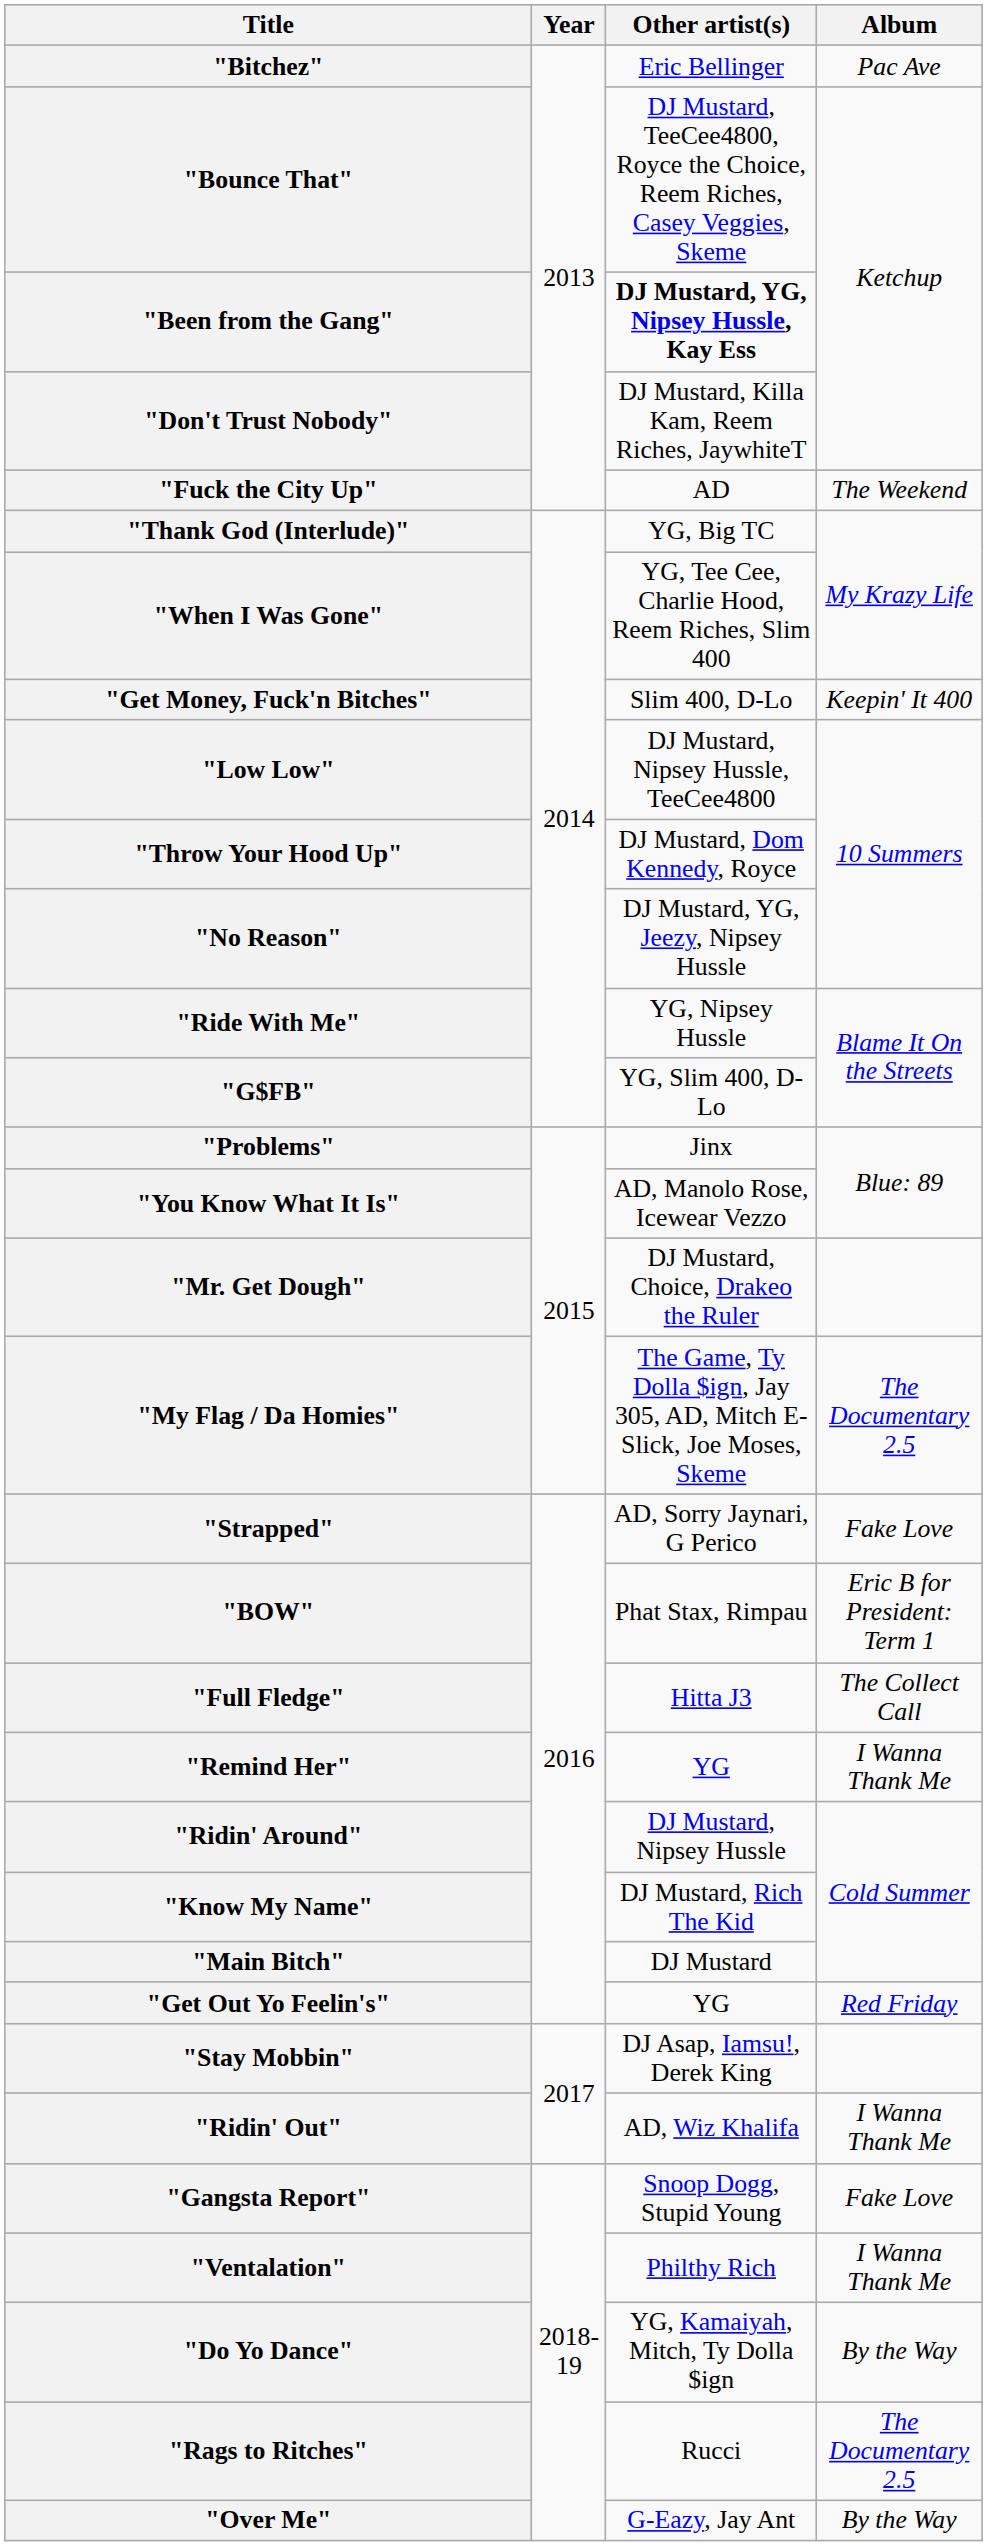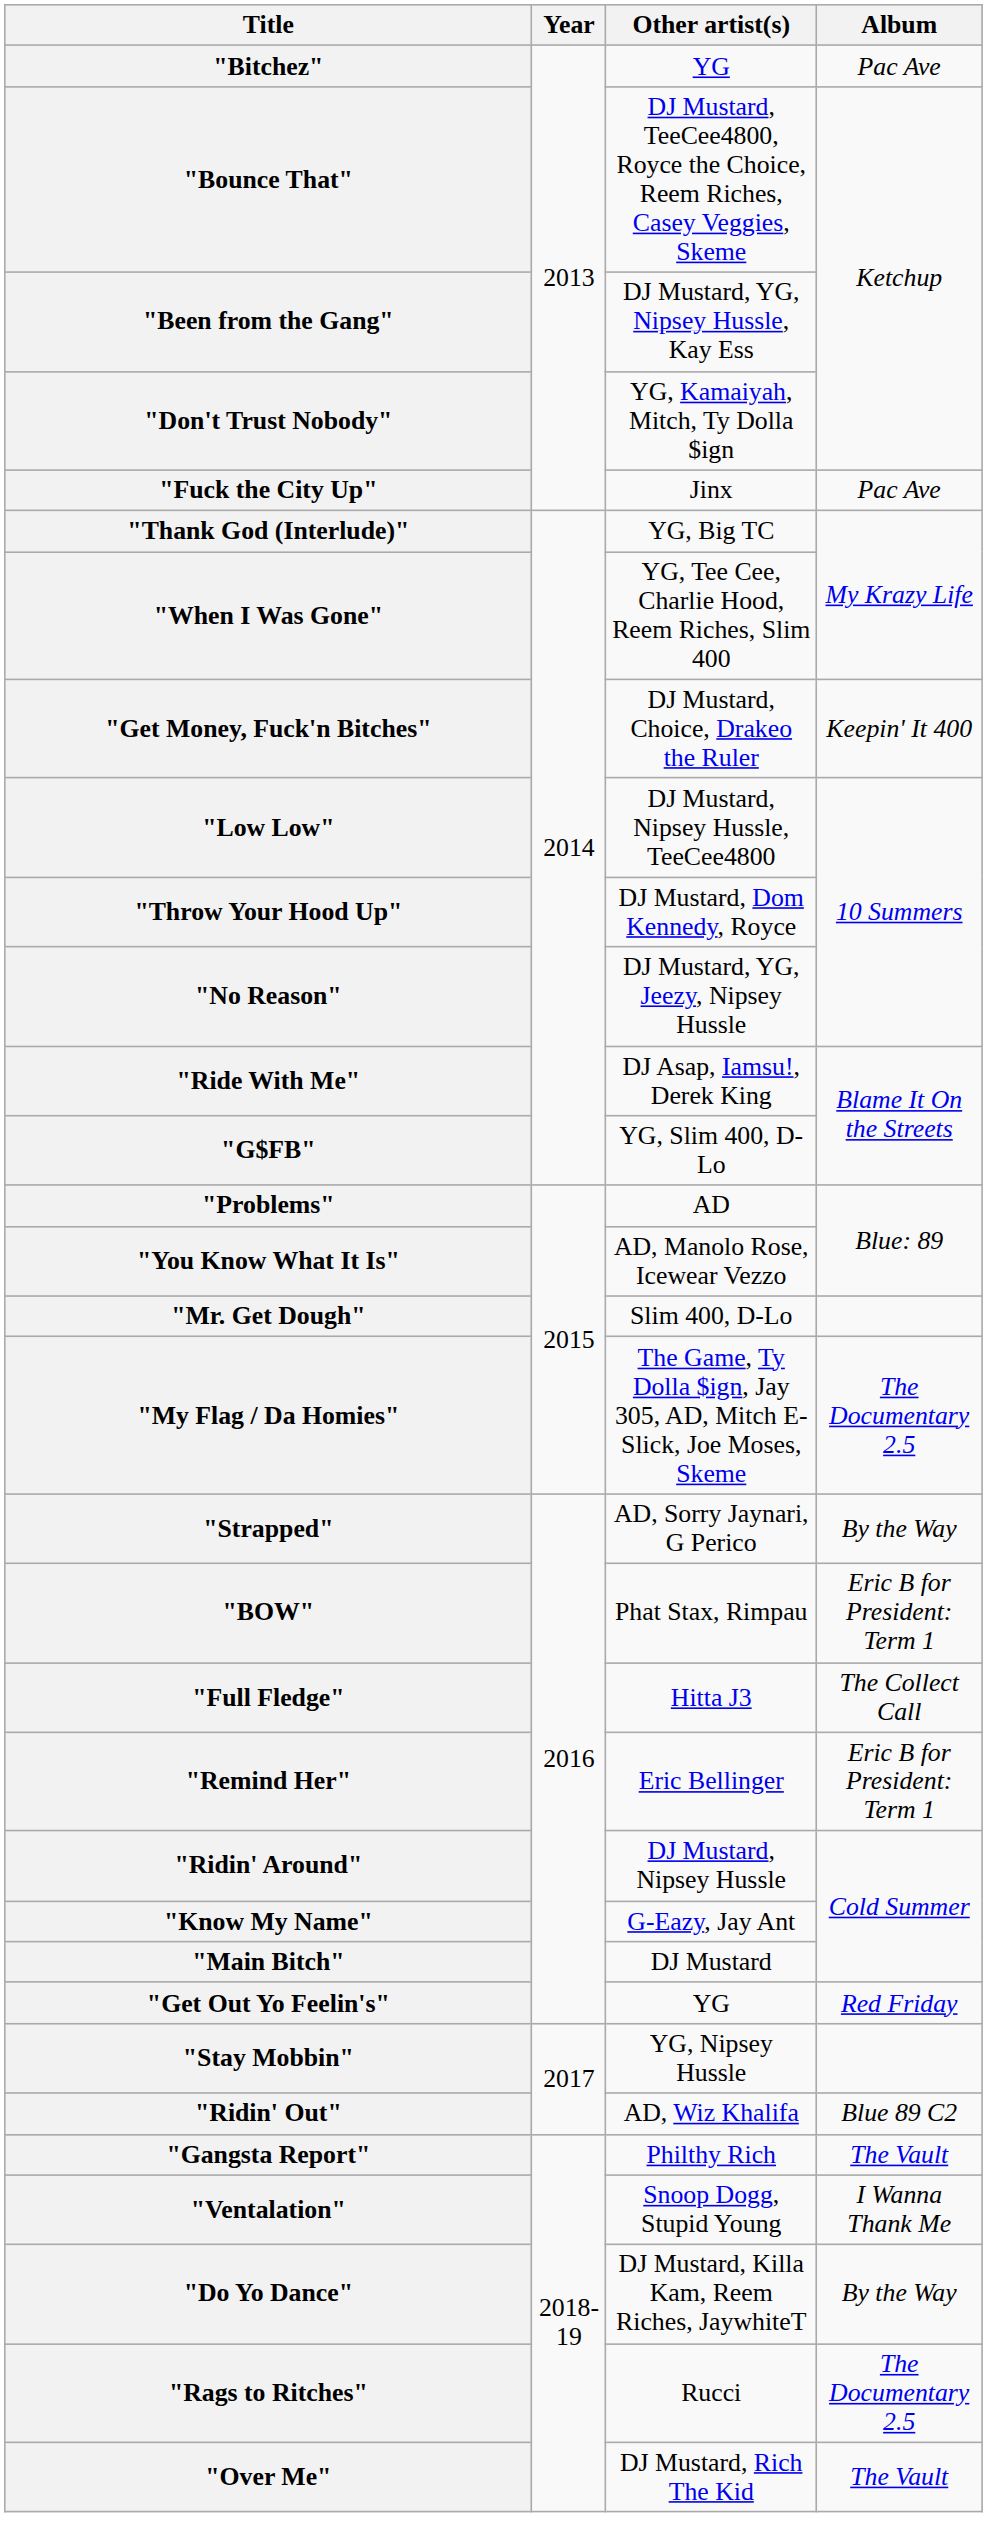(711, 65) Eric Bellinger -> (711, 65) YG
(711, 321) bold -> (711, 321) normal
(711, 420) DJ Mustard, Killa Kam, Reem Riches, JaywhiteT -> (711, 420) YG, Kamaiyah, Mitch, Ty Dolla $ign
(711, 490) AD -> (711, 490) Jinx
(899, 490) The Weekend -> (899, 490) Pac Ave
(711, 699) Slim 400, D-Lo -> (711, 728) DJ Mustard, Choice, Drakeo the Ruler
(711, 1022) YG, Nipsey Hussle -> (711, 1080) DJ Asap, Iamsu!, Derek King
(711, 1147) Jinx -> (711, 1205) AD
(711, 1287) DJ Mustard, Choice, Drakeo the Ruler -> (711, 1316) Slim 400, D-Lo
(899, 1528) Fake Love -> (899, 1528) By the Way
(711, 1766) YG -> (711, 1781) Eric Bellinger
(899, 1766) I Wanna Thank Me -> (899, 1781) Eric B for President: Term 1
(711, 1906) DJ Mustard, Rich The Kid -> (711, 1920) G-Eazy, Jay Ant
(711, 2057) DJ Asap, Iamsu!, Derek King -> (711, 2057) YG, Nipsey Hussle
(899, 2127) I Wanna Thank Me -> (899, 2113) Blue 89 C2
(711, 2197) Snoop Dogg, Stupid Young -> (711, 2154) Philthy Rich
(899, 2197) Fake Love -> (899, 2154) The Vault
(711, 2267) Philthy Rich -> (711, 2209) Snoop Dogg, Stupid Young
(711, 2351) YG, Kamaiyah, Mitch, Ty Dolla $ign -> (711, 2293) DJ Mustard, Killa Kam, Reem Riches, JaywhiteT
(711, 2520) G-Eazy, Jay Ant -> (711, 2476) DJ Mustard, Rich The Kid
(899, 2520) By the Way -> (899, 2476) The Vault
